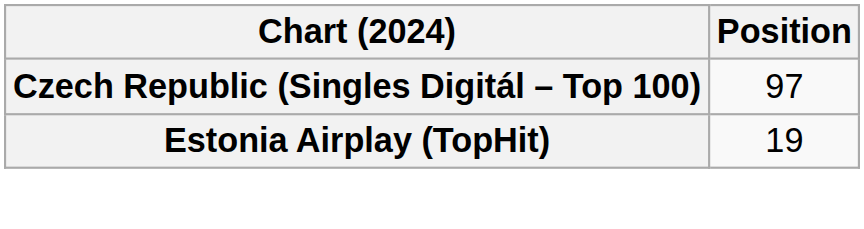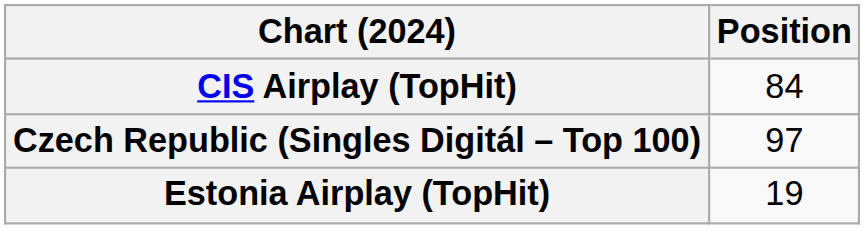+ row: (357, 85)
